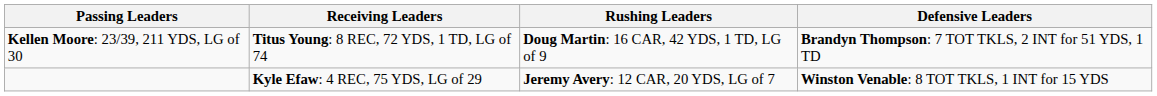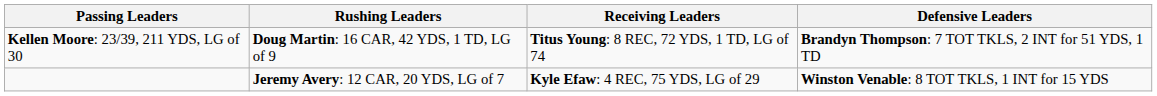columns swapped: (659, 16) <-> (385, 16)
